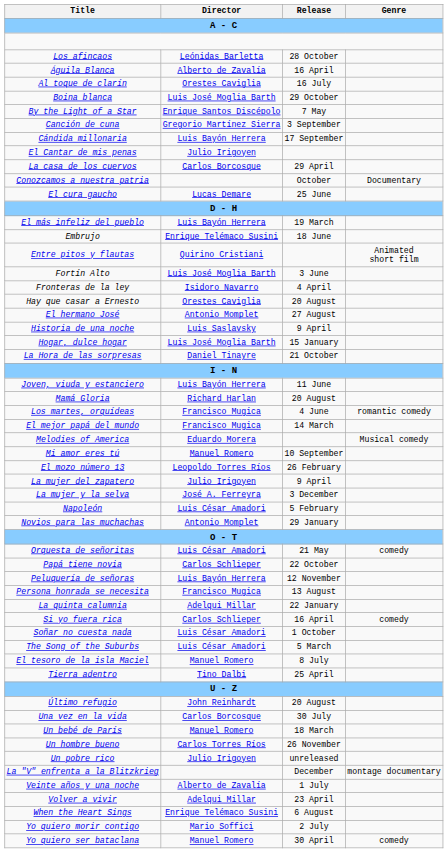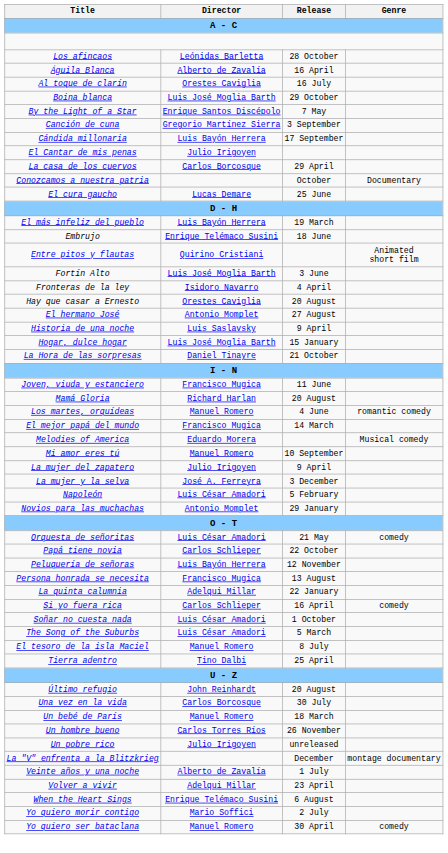(222, 385) Luis Bayón Herrera -> (222, 385) Francisco Mugica
(222, 412) Francisco Mugica -> (222, 412) Manuel Romero
- row: (83, 467)
